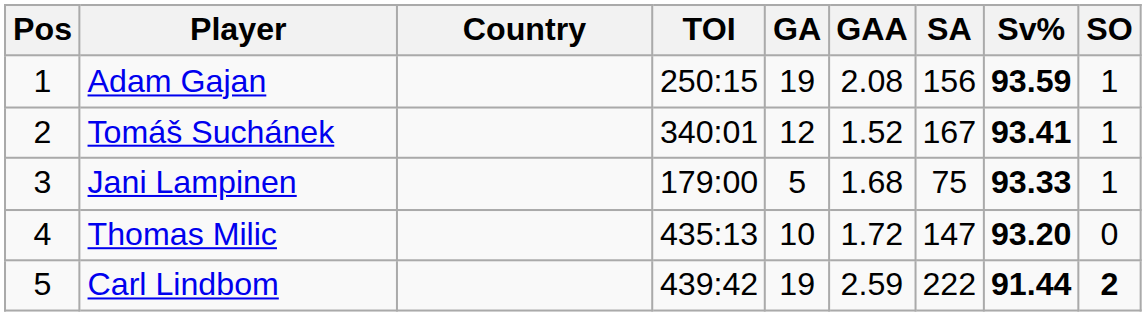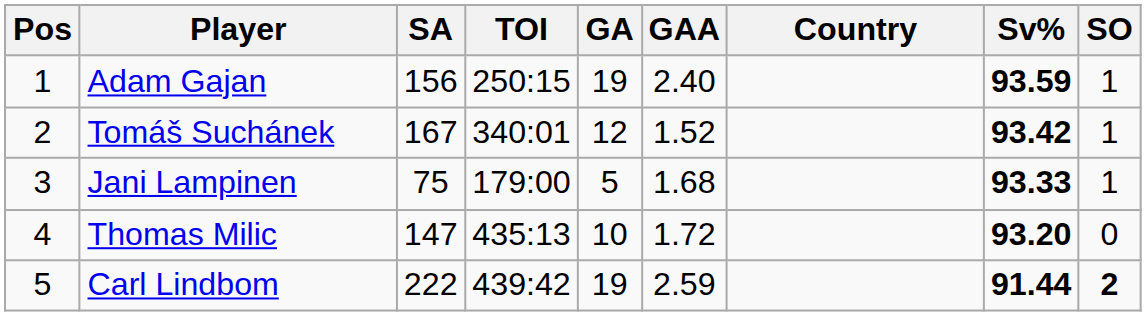columns swapped: (524, 30) <-> (949, 30)
(872, 81) 2.08 -> (684, 81) 2.40
(1031, 132) 93.41 -> (1031, 132) 93.42
